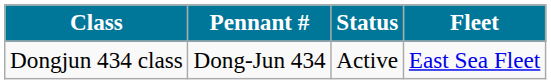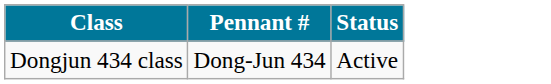- column: (475, 22)
